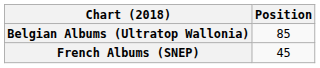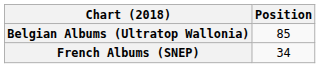(284, 53) 45 -> (284, 53) 34
